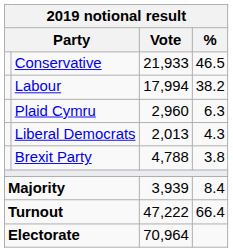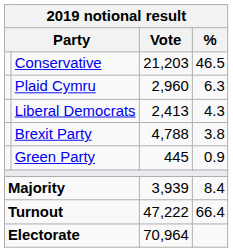(166, 63) 21,933 -> (166, 63) 21,203
- row: (38, 87)
(170, 134) 2,013 -> (170, 110) 2,413
+ row: (55, 157)
